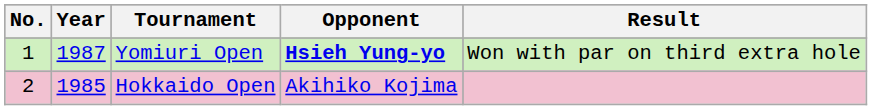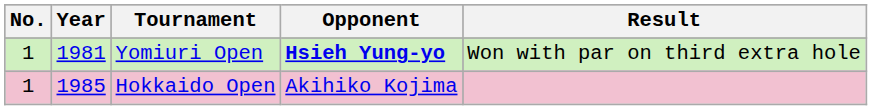(81, 55) 1987 -> (81, 55) 1981
(28, 88) 2 -> (28, 88) 1
